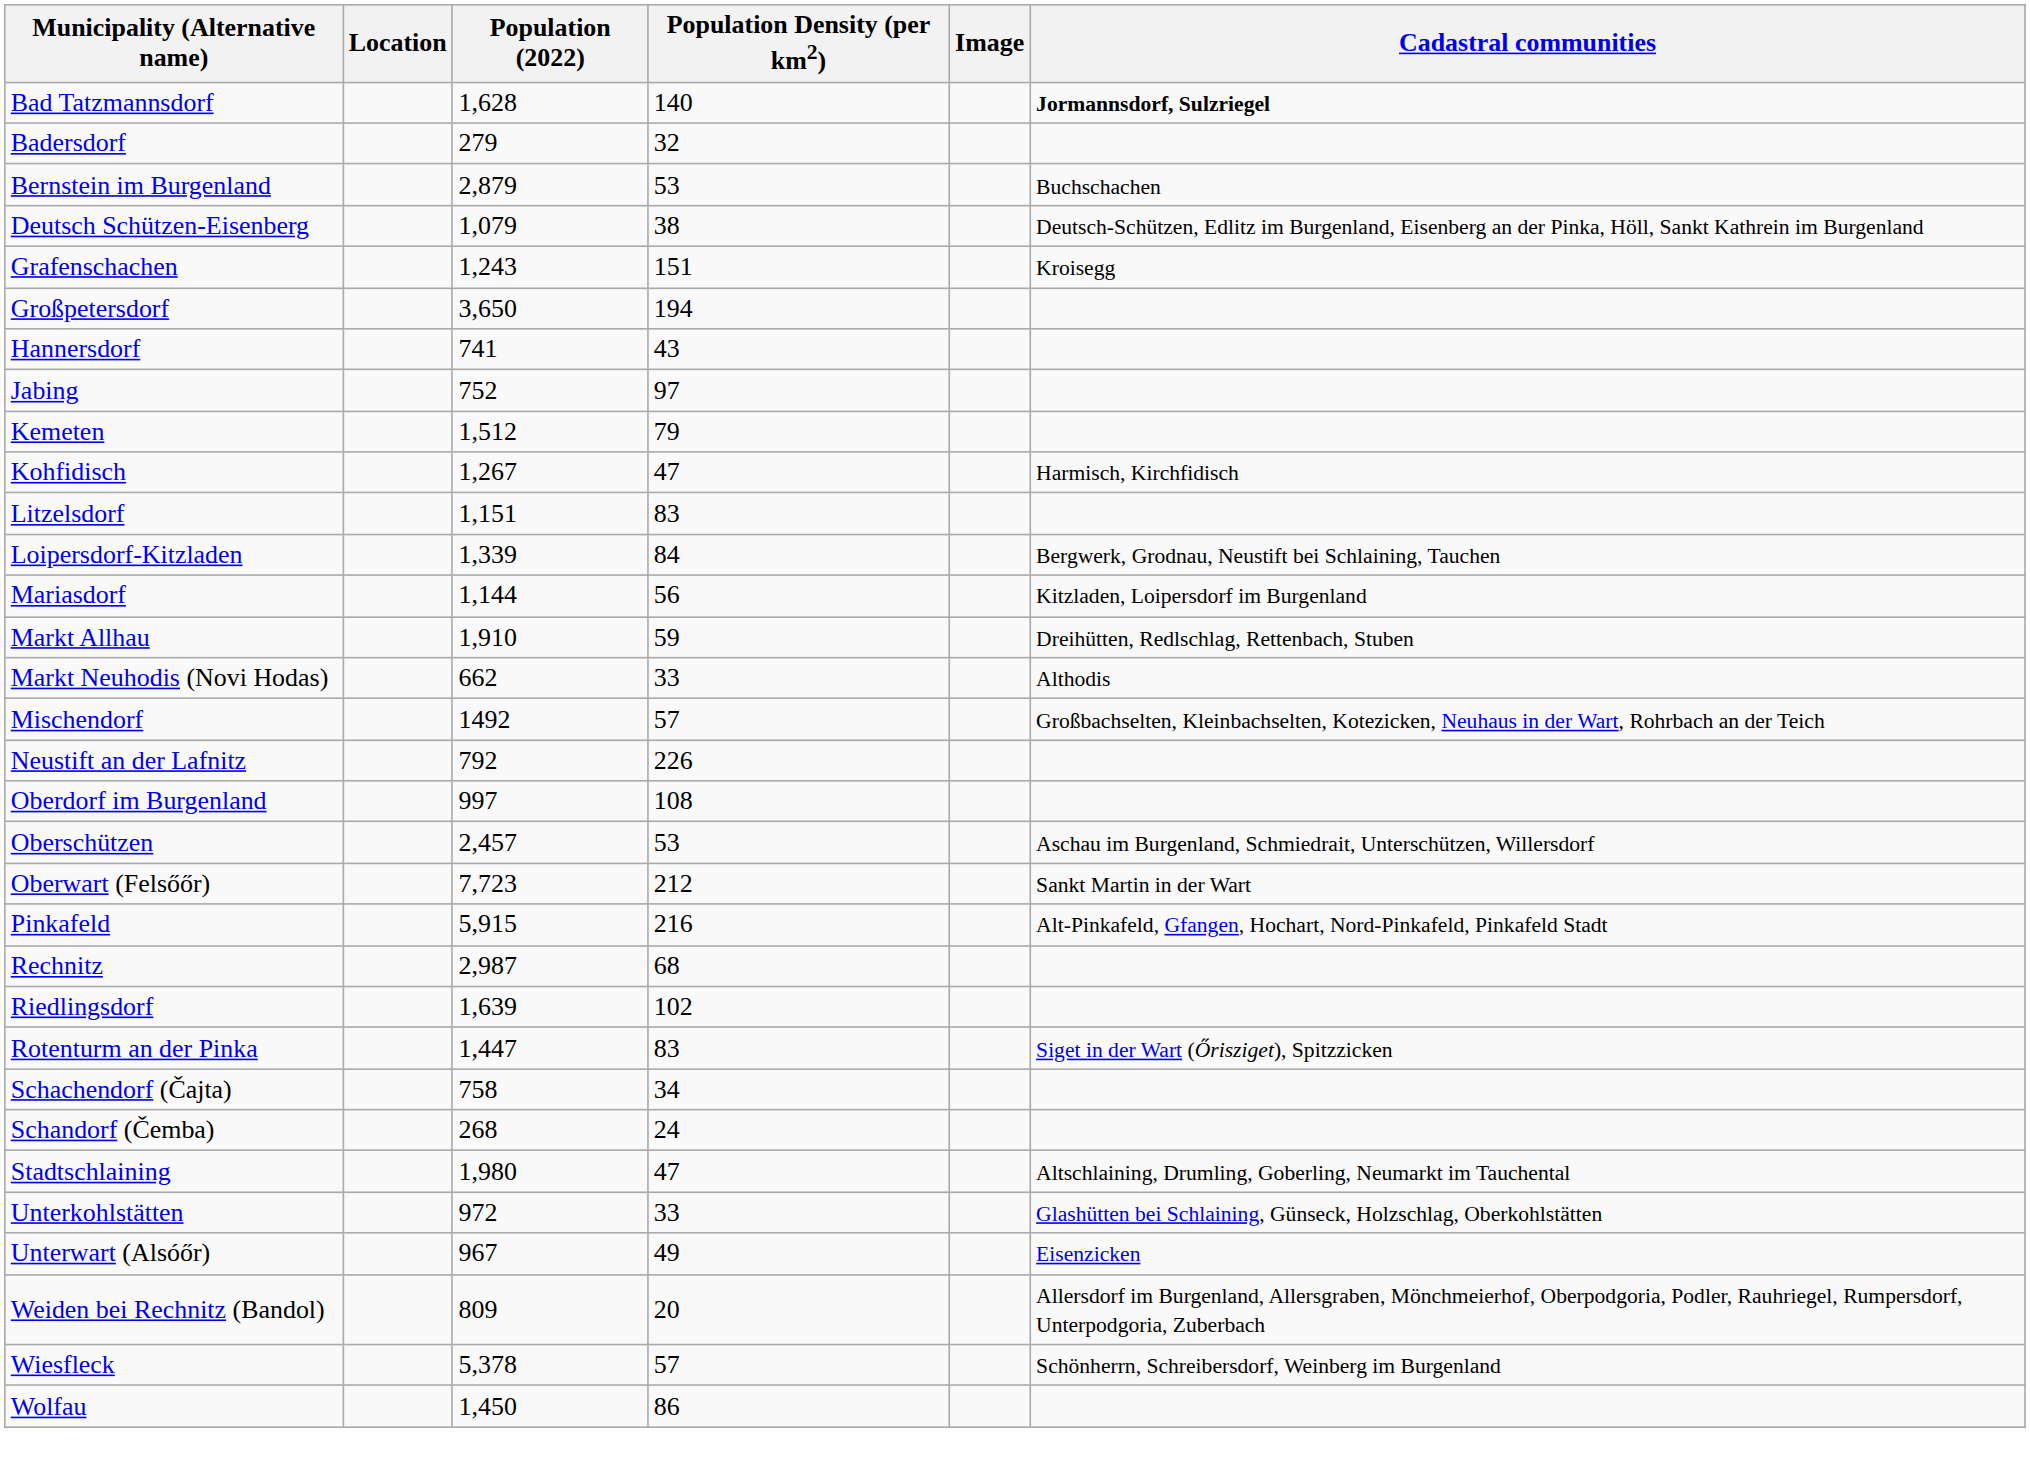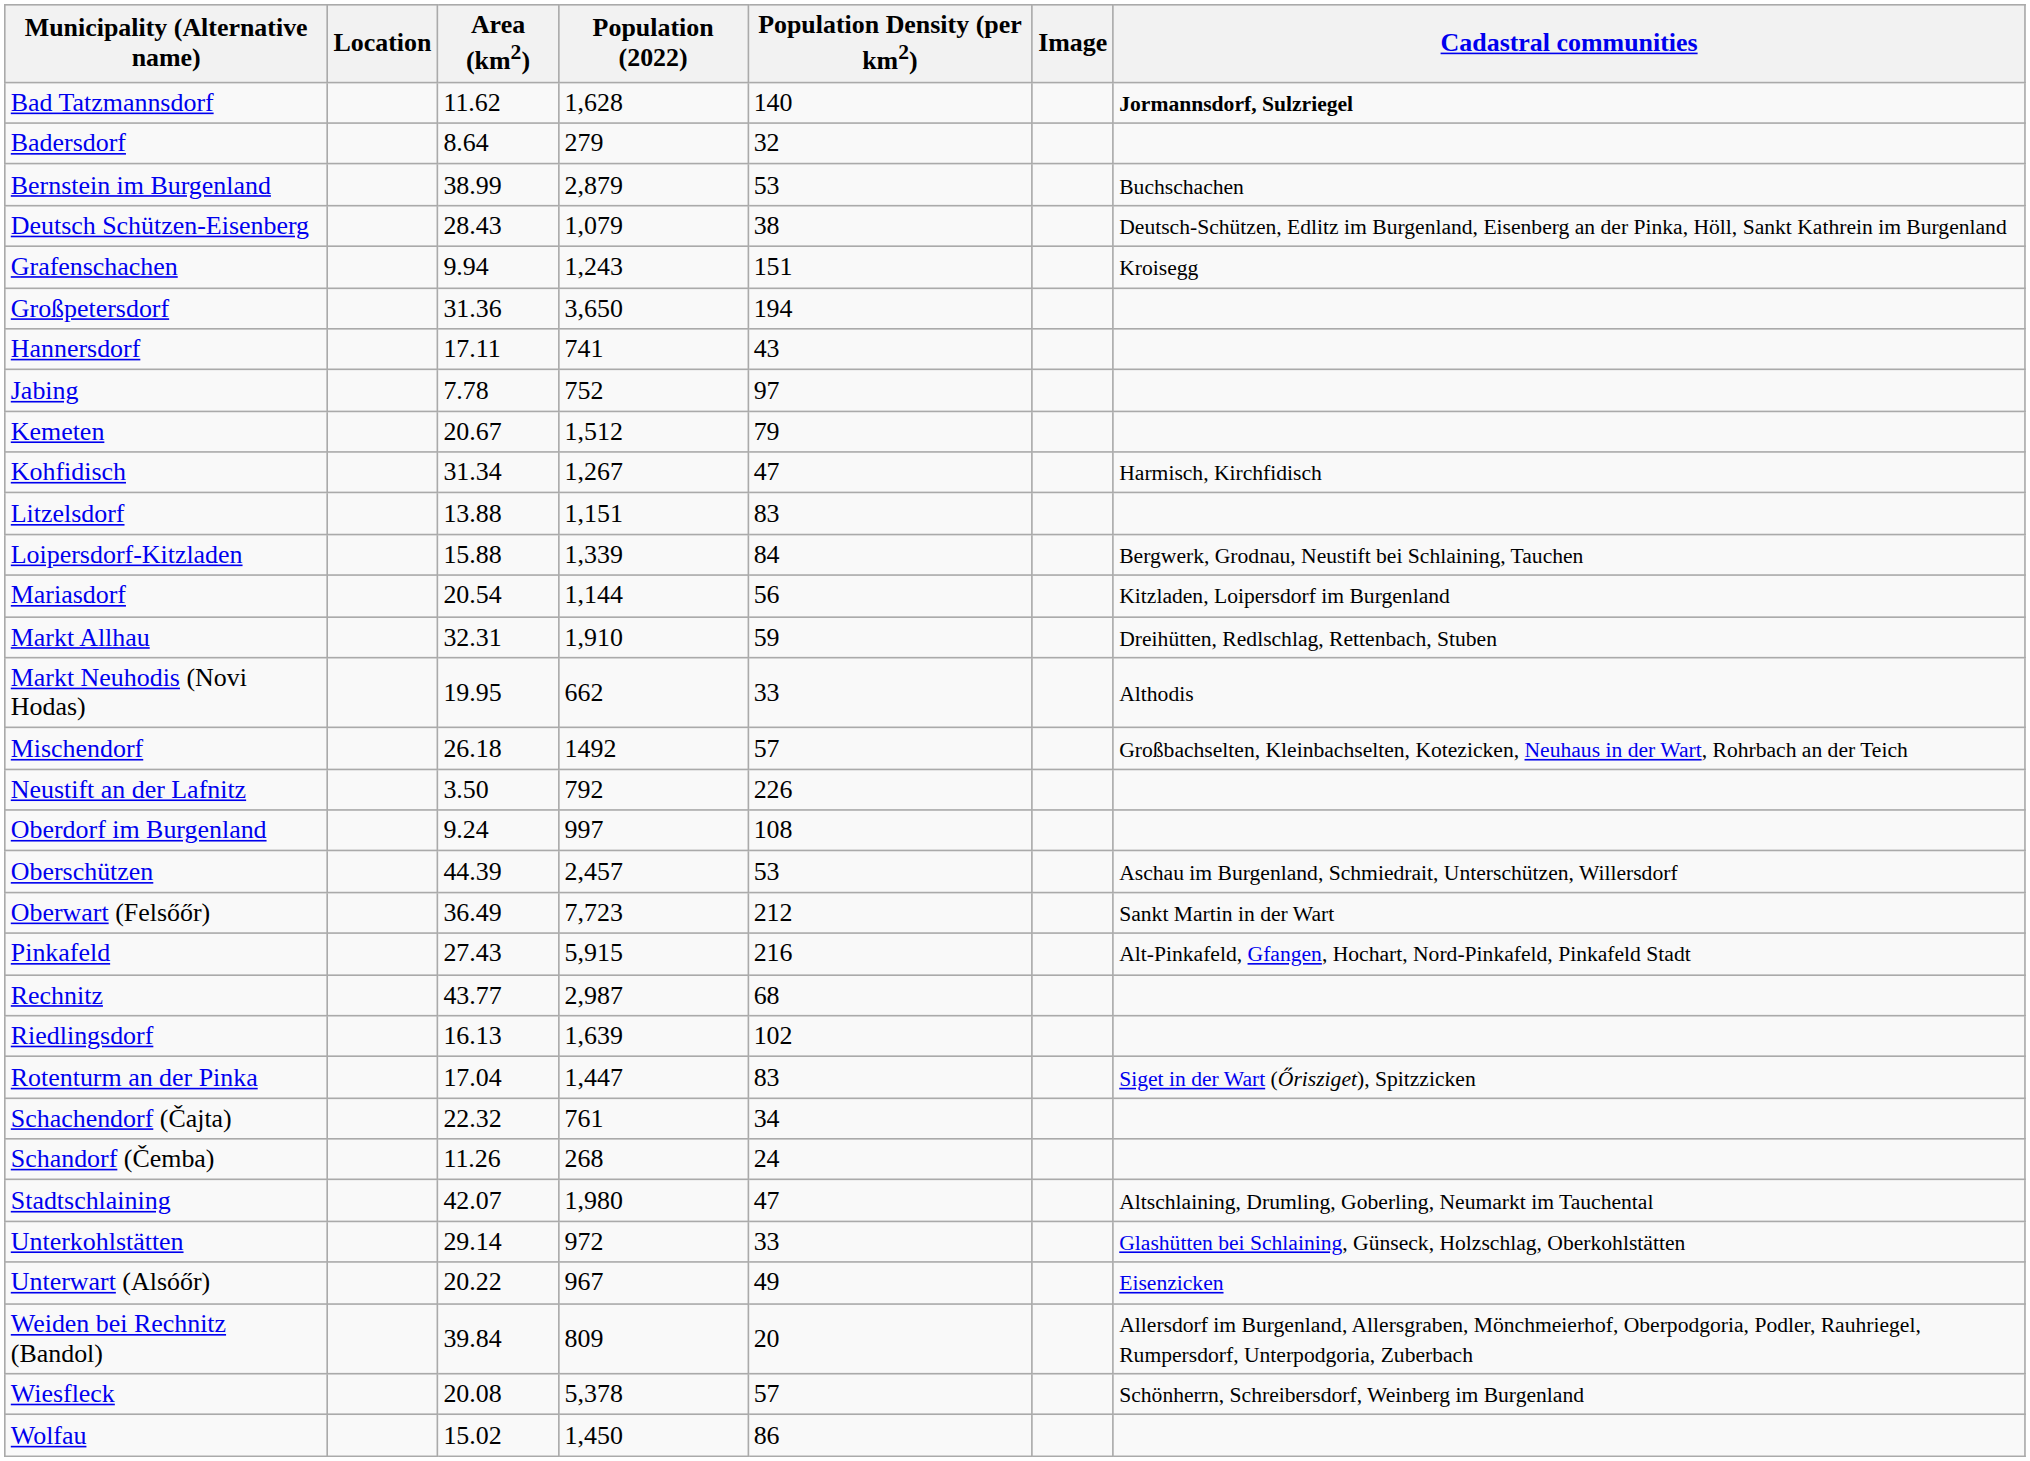+ column: (498, 43)
(478, 1088) 758 -> (584, 1118) 761
